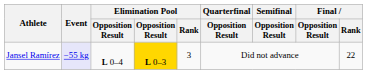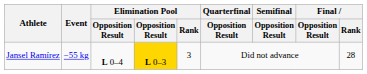(76, 56) lavender background -> (76, 56) no background
(351, 56) 22 -> (351, 56) 28
